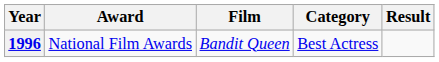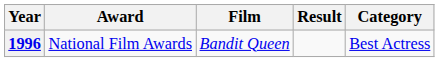columns swapped: (338, 17) <-> (408, 17)
